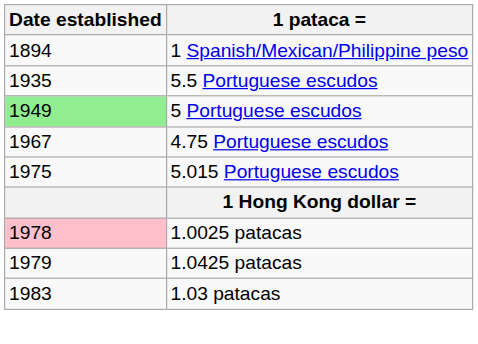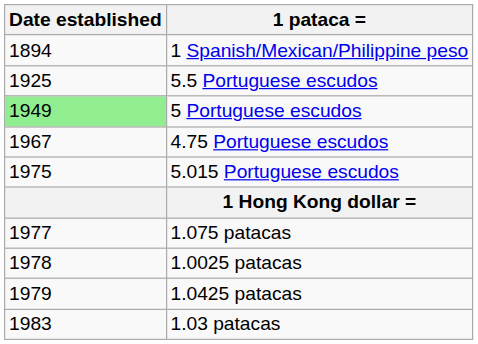(30, 80) 1935 -> (30, 80) 1925
+ row: (231, 232)
(30, 232) pink background -> (30, 263) no background
